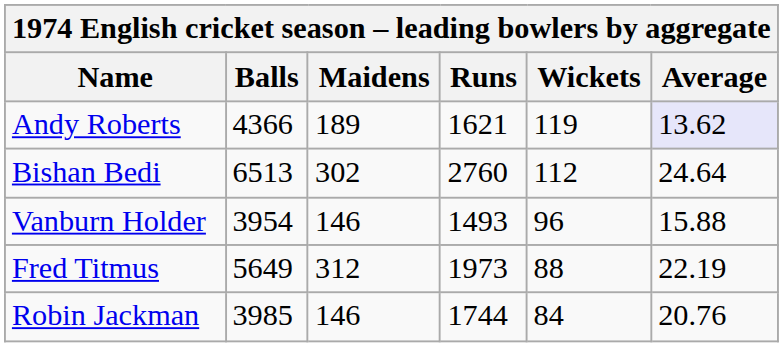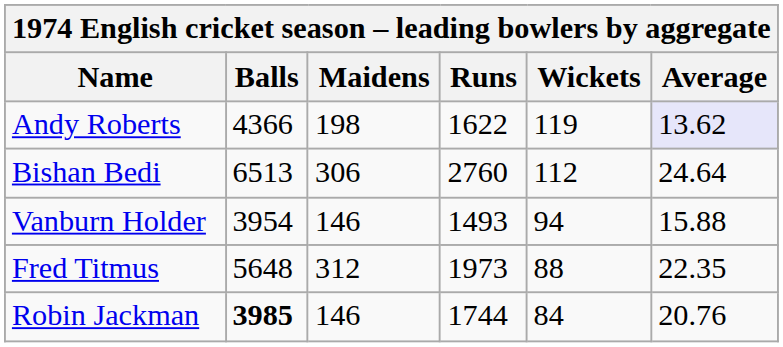(338, 124) 189 -> (338, 124) 198
(478, 124) 1621 -> (478, 124) 1622
(338, 172) 302 -> (338, 172) 306
(549, 220) 96 -> (549, 220) 94
(263, 268) 5649 -> (263, 268) 5648
(692, 268) 22.19 -> (692, 268) 22.35
(263, 316) normal -> (263, 316) bold
